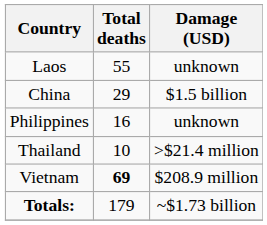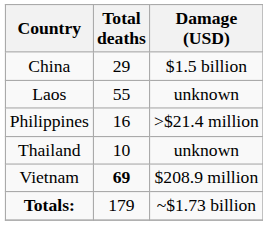rows swapped: (49, 94) <-> (49, 66)
(206, 121) unknown -> (206, 121) >$21.4 million
(206, 149) >$21.4 million -> (206, 149) unknown
